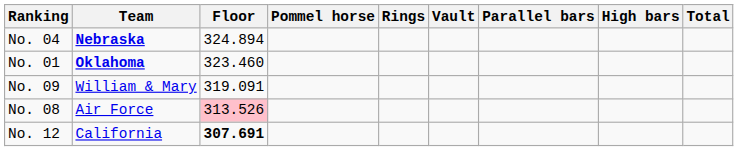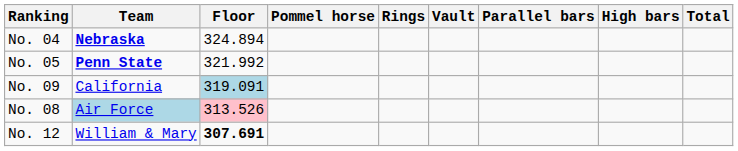- row: (34, 63)
+ row: (34, 63)
(136, 87) William & Mary -> (119, 87) California
(234, 87) no background -> (234, 87) lightblue background
(114, 110) no background -> (114, 110) lightblue background
(119, 134) California -> (136, 134) William & Mary
